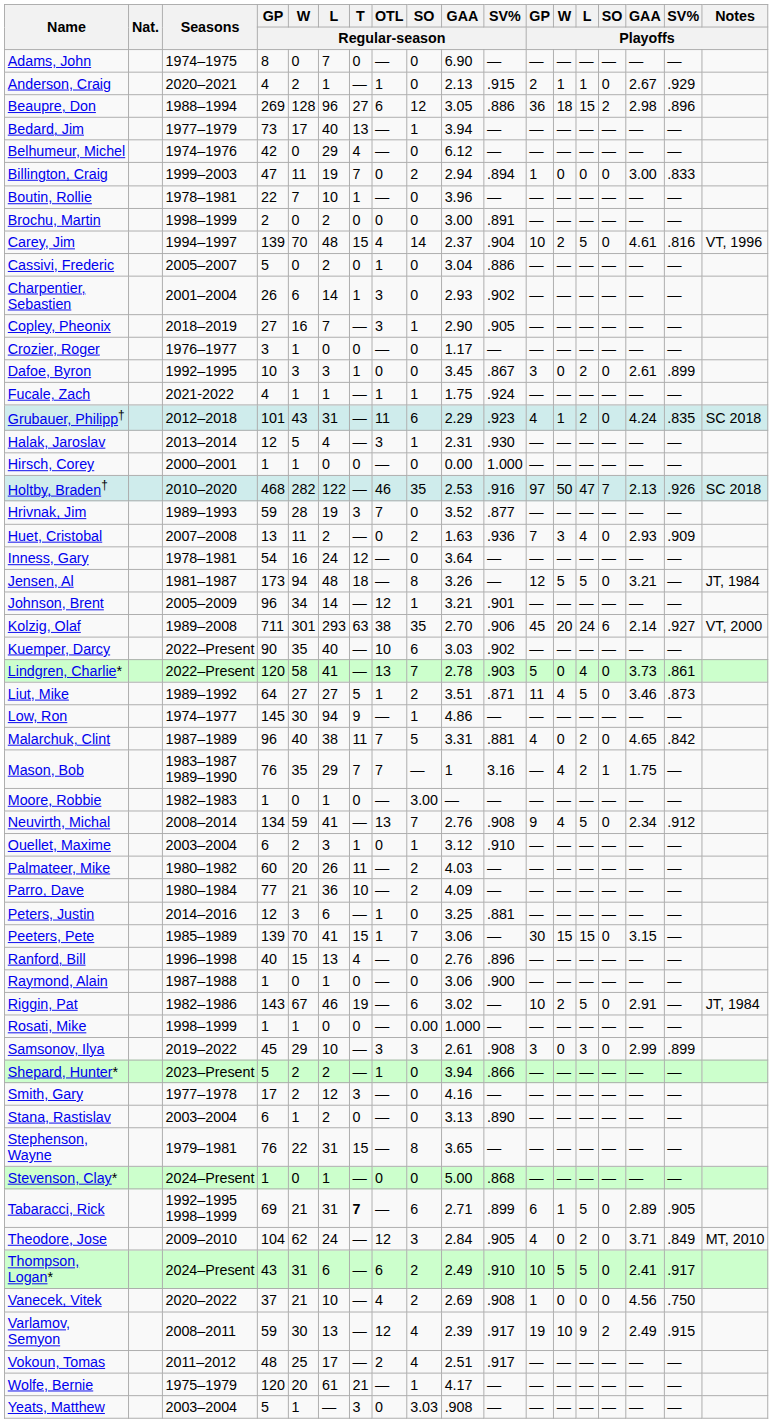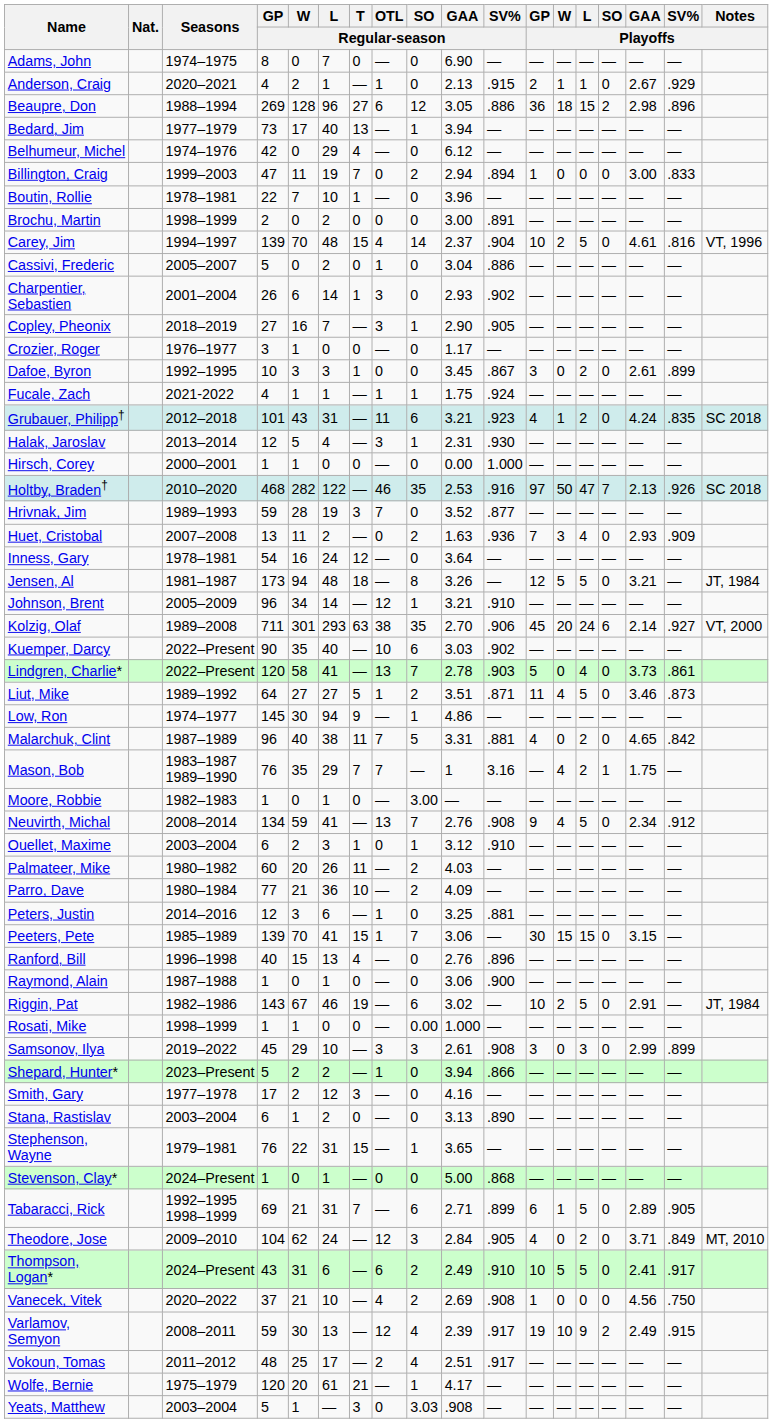(459, 418) 2.29 -> (459, 418) 3.21
(501, 603) .901 -> (501, 603) .910
(414, 1147) 8 -> (414, 1147) 1
(356, 1209) bold -> (356, 1209) normal
